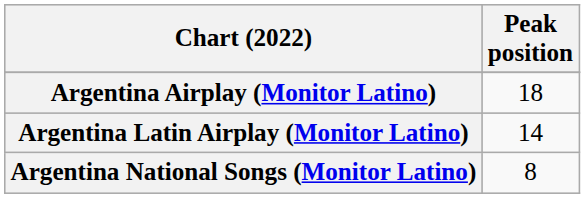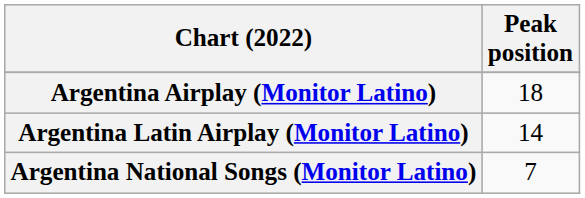(530, 172) 8 -> (530, 172) 7
